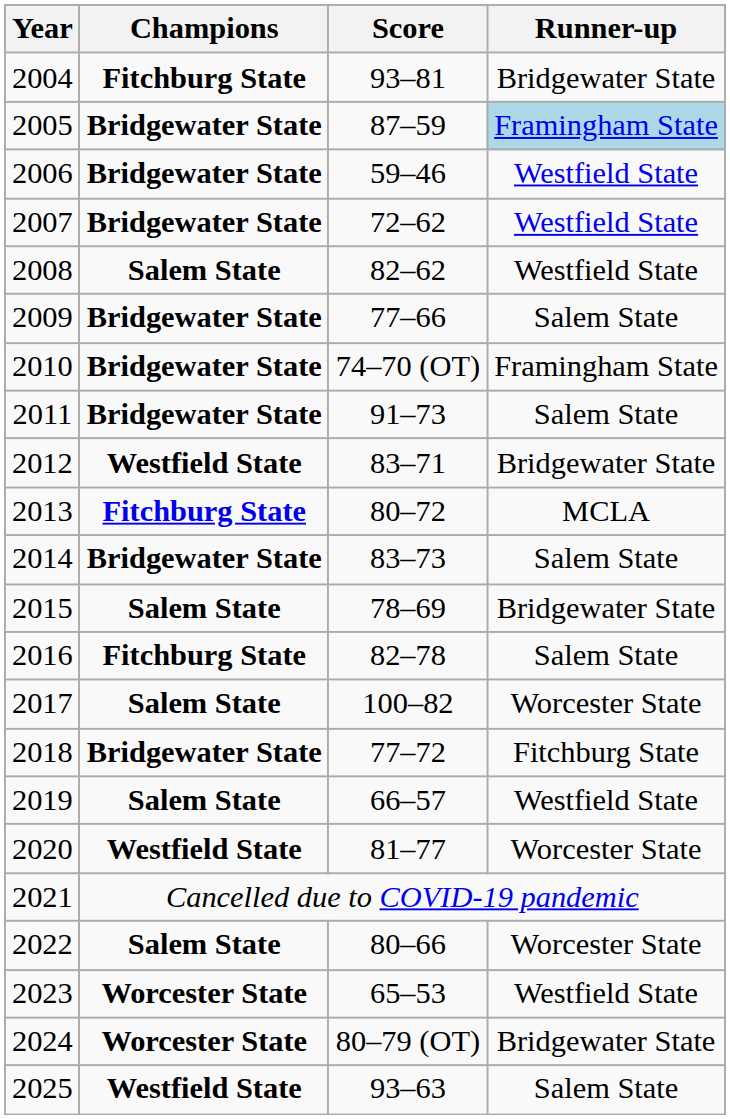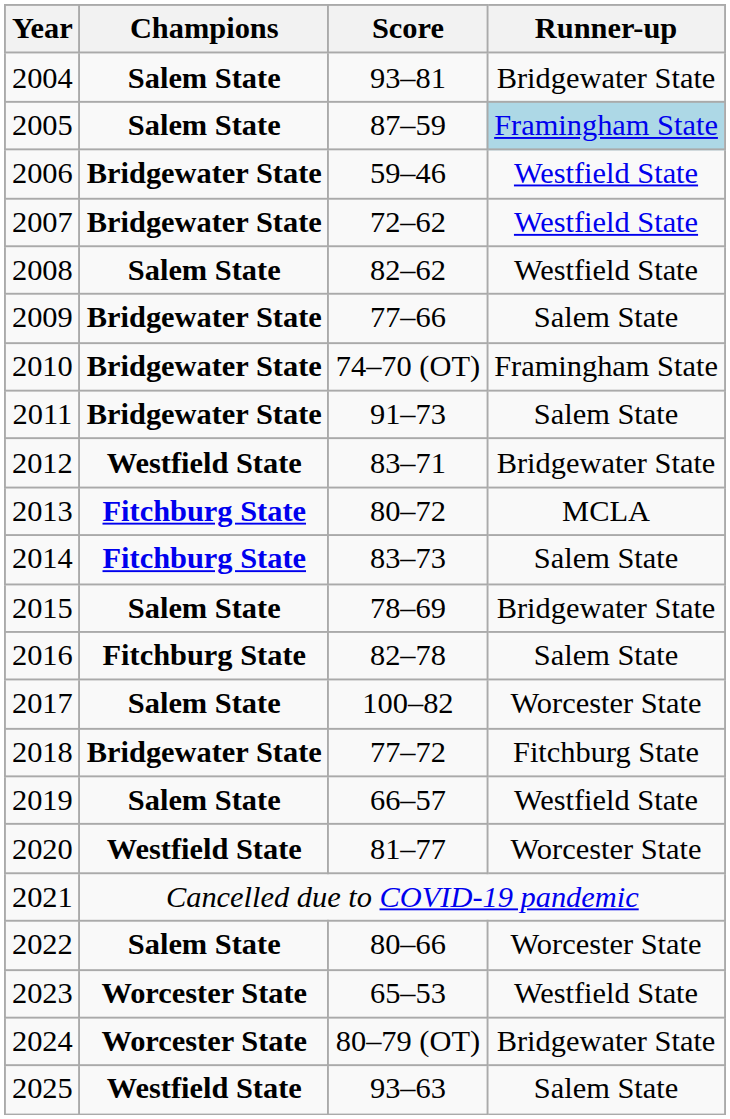(204, 76) Fitchburg State -> (204, 76) Salem State
(204, 125) Bridgewater State -> (204, 125) Salem State
(204, 558) Bridgewater State -> (204, 558) Fitchburg State
